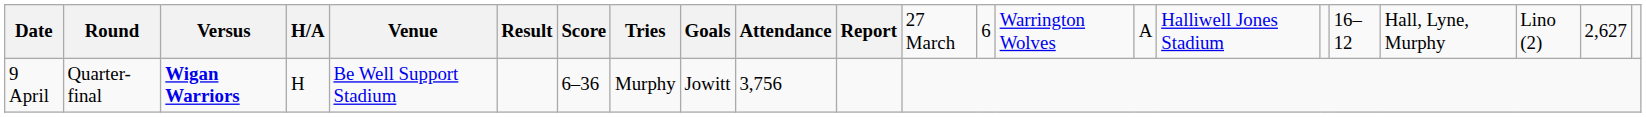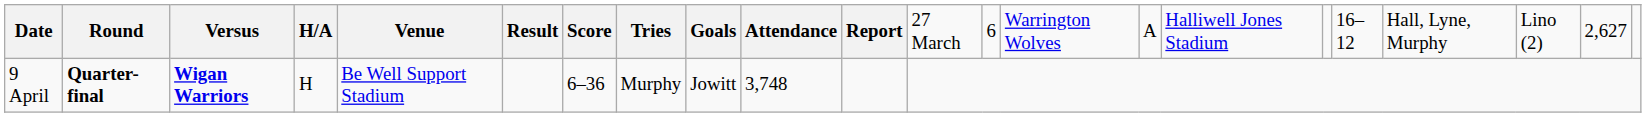(99, 84) normal -> (103, 84) bold
(761, 84) 3,756 -> (766, 84) 3,748
